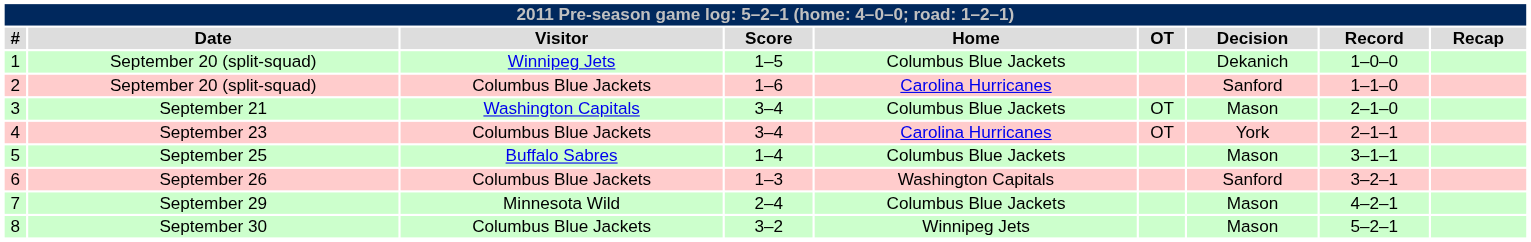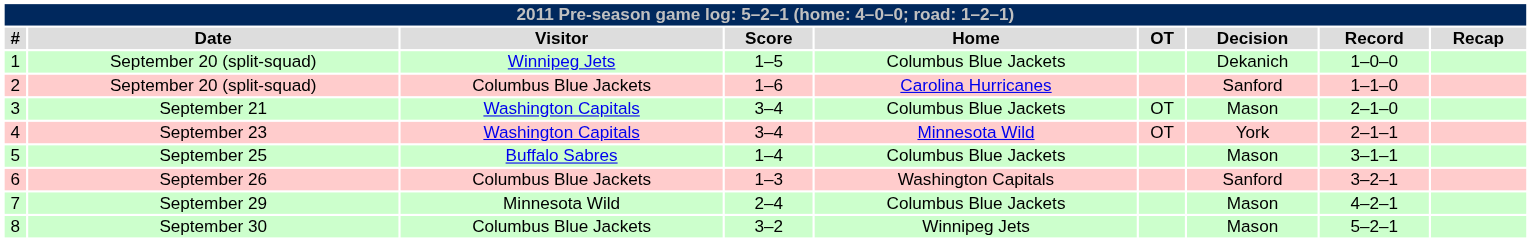(562, 132) Columbus Blue Jackets -> (562, 132) Washington Capitals
(976, 132) Carolina Hurricanes -> (976, 132) Minnesota Wild
